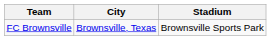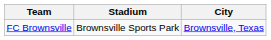columns swapped: (116, 12) <-> (212, 12)
